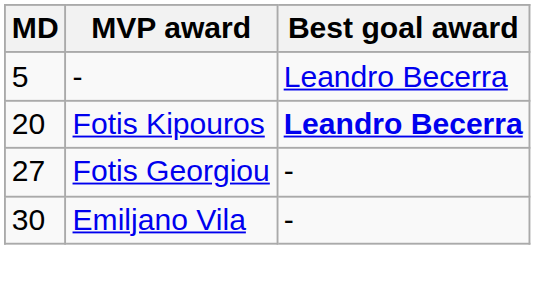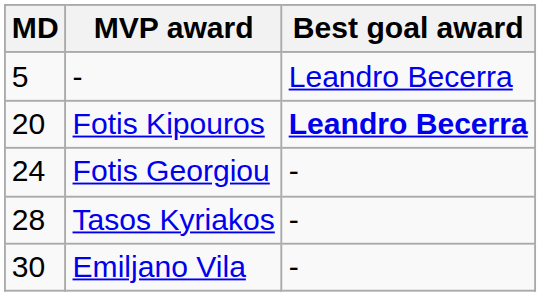(29, 171) 27 -> (29, 171) 24
+ row: (174, 219)
